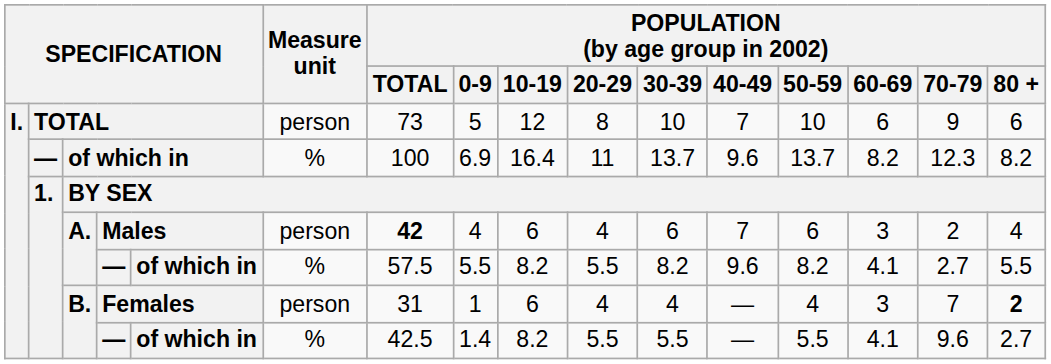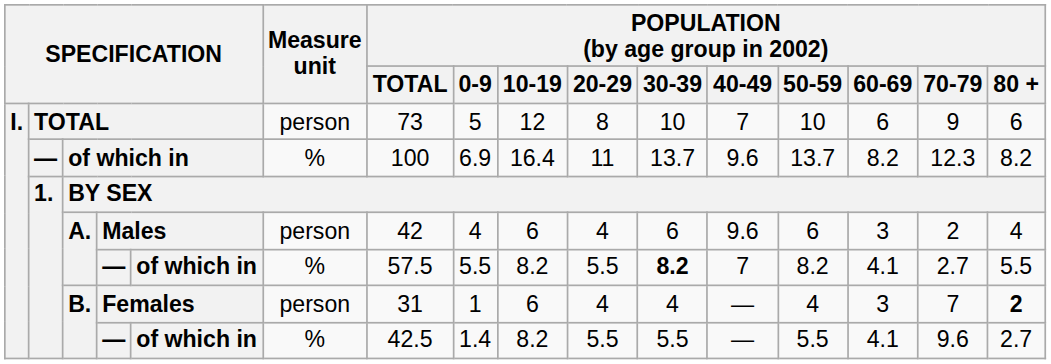(410, 230) bold -> (410, 230) normal
(743, 230) 7 -> (743, 230) 9.6
(673, 267) normal -> (673, 267) bold
(743, 267) 9.6 -> (743, 267) 7
